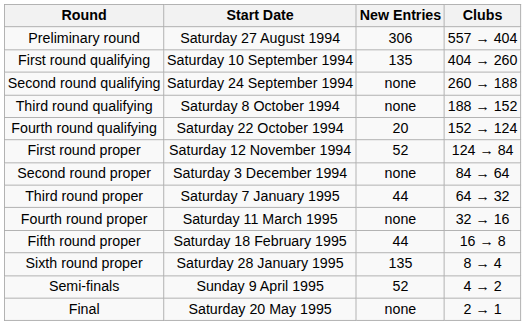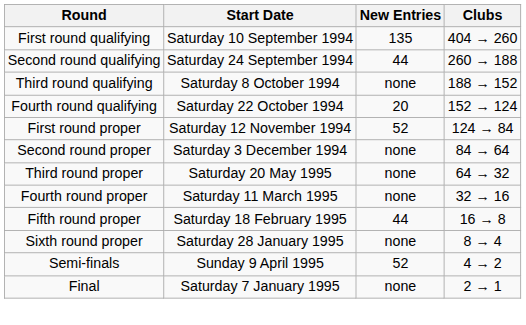- row: (84, 38)
(400, 83) none -> (400, 60) 44
(260, 196) Saturday 7 January 1995 -> (260, 173) Saturday 20 May 1995
(400, 196) 44 -> (400, 173) none
(400, 264) 135 -> (400, 241) none
(260, 309) Saturday 20 May 1995 -> (260, 286) Saturday 7 January 1995
